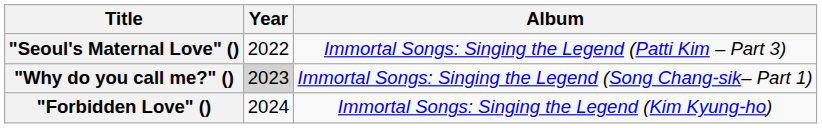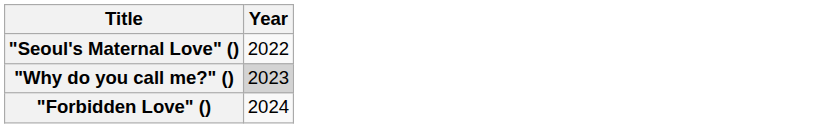- column: (555, 19)
